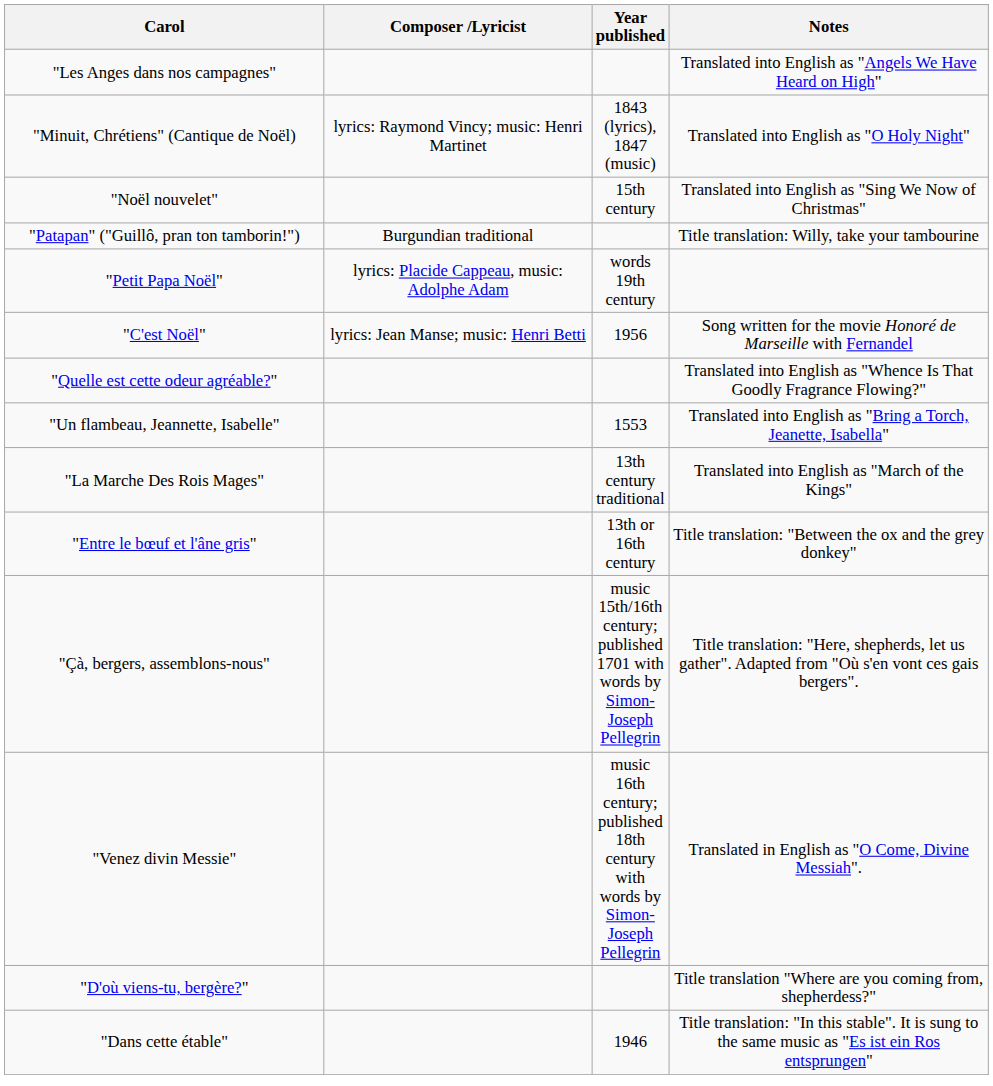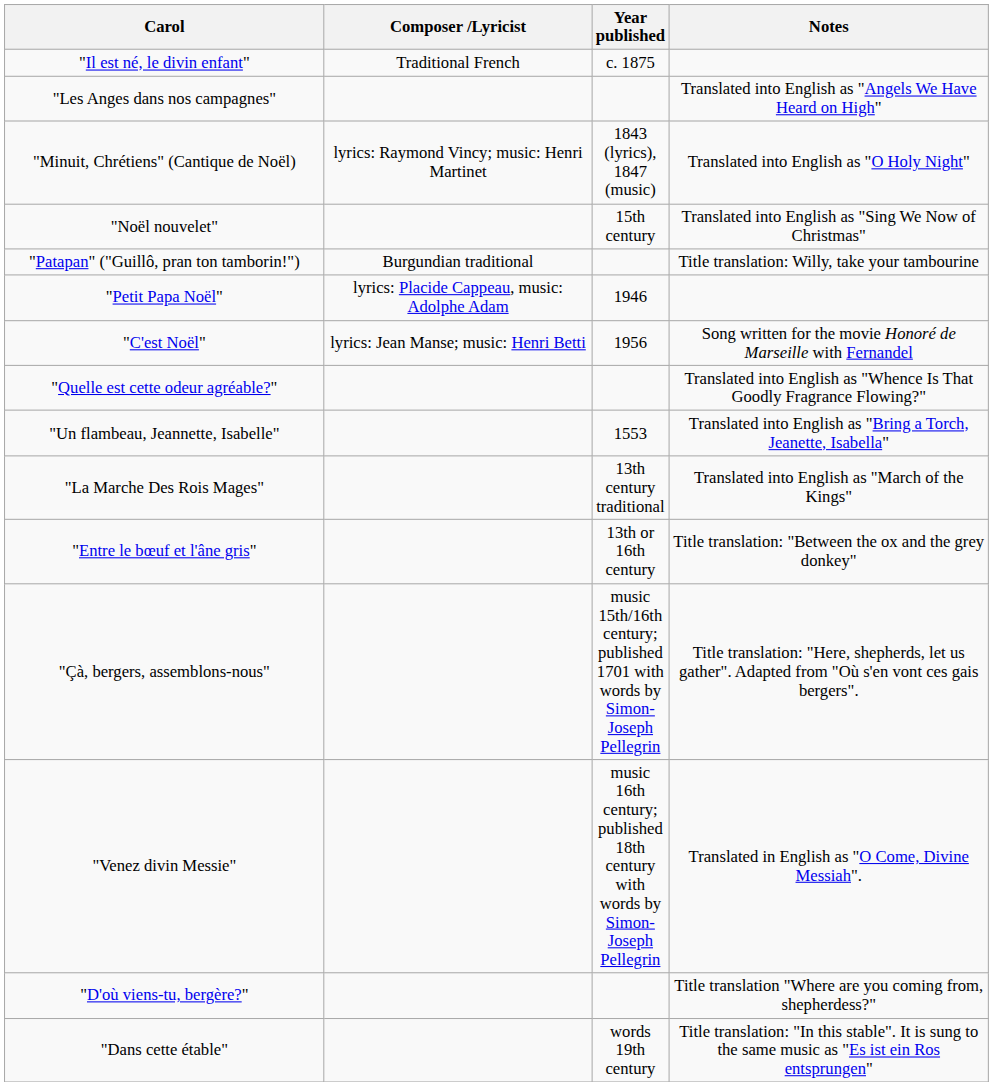+ row: (164, 62)
(630, 280) words 19th century -> (630, 297) 1946
(630, 1042) 1946 -> (630, 1050) words 19th century
